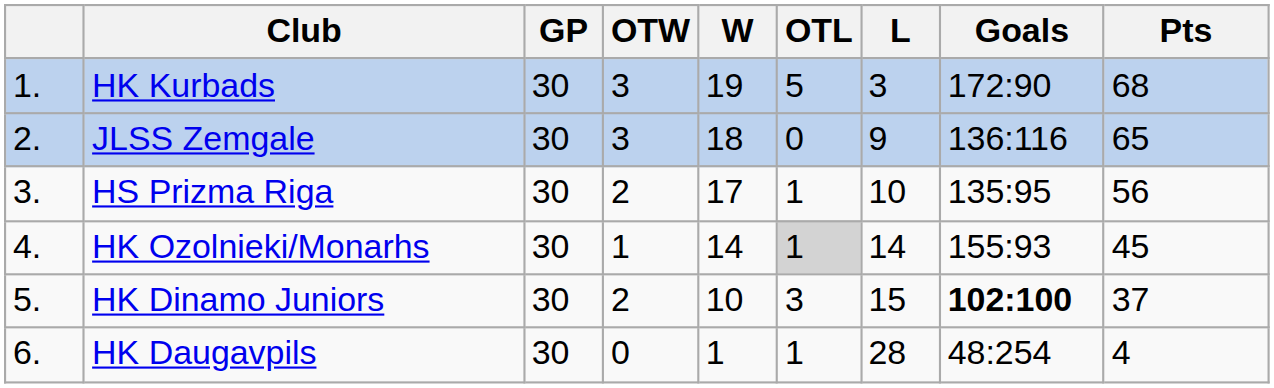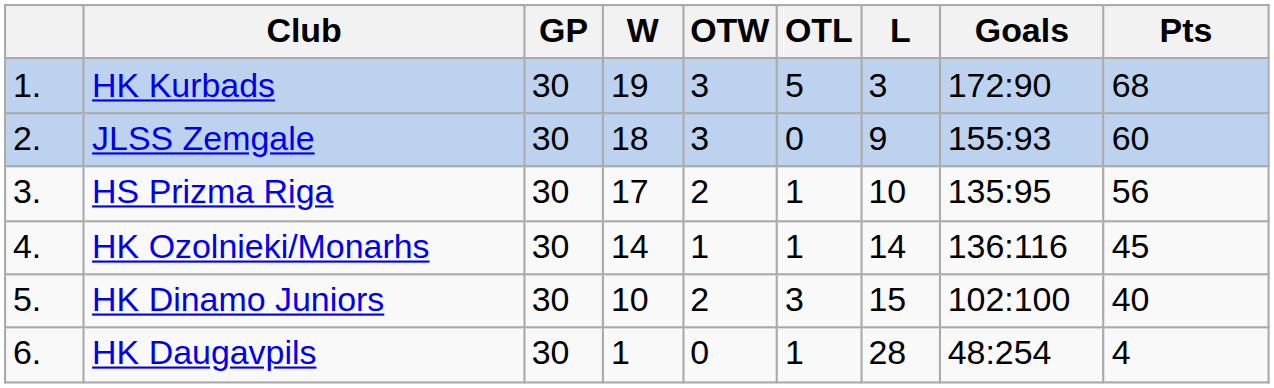columns swapped: (738, 31) <-> (651, 31)
(1008, 138) 136:116 -> (1000, 138) 155:93
(1131, 138) 65 -> (1131, 138) 60
(794, 246) lightgrey background -> (794, 246) no background
(1000, 246) 155:93 -> (1008, 246) 136:116
(1010, 300) bold -> (1009, 300) normal
(1131, 300) 37 -> (1131, 300) 40
